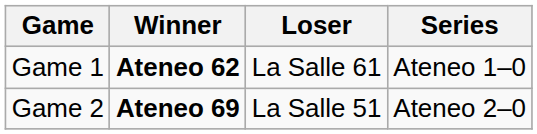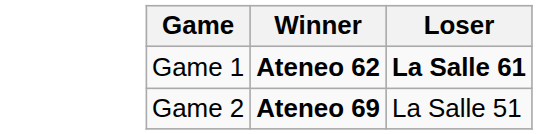- column: (460, 25)
(317, 67) normal -> (459, 67) bold
